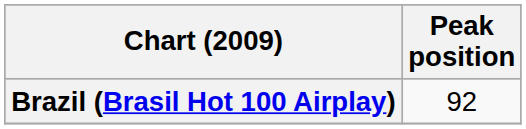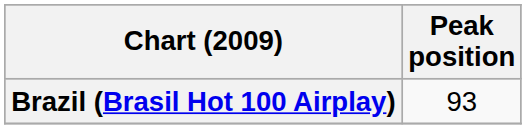(462, 100) 92 -> (462, 100) 93
